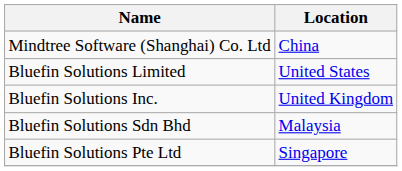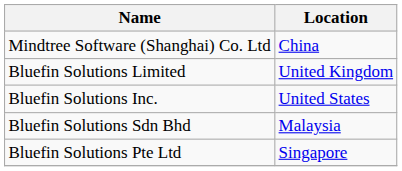(324, 71) United States -> (336, 71) United Kingdom
(336, 98) United Kingdom -> (324, 98) United States
